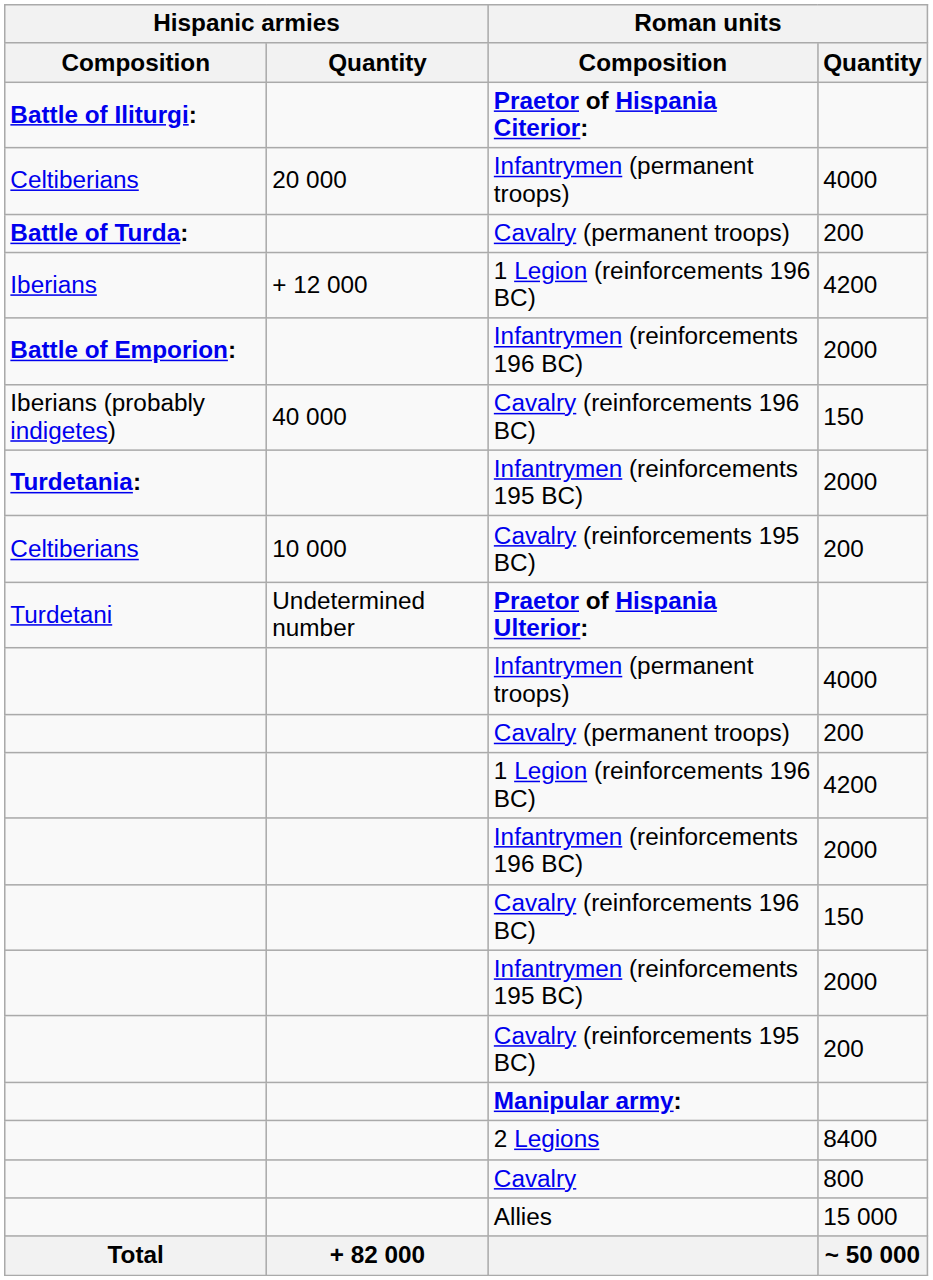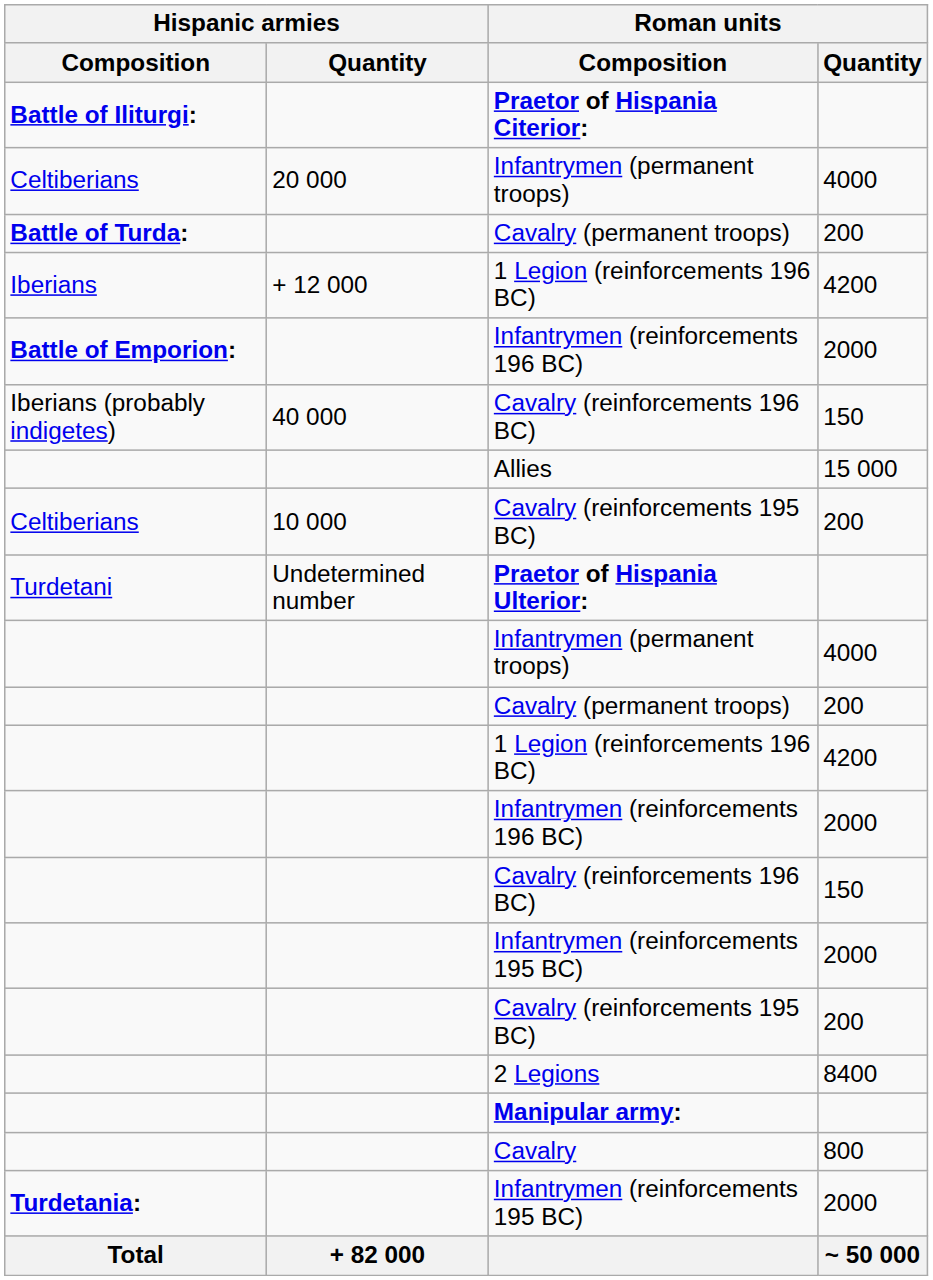rows swapped: (76, 482) <-> (136, 1217)
rows swapped: (136, 1101) <-> (136, 1140)
